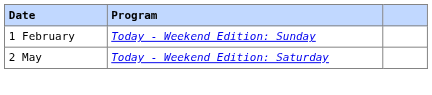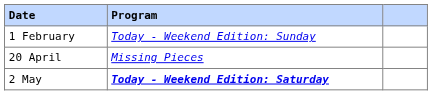+ row: (35, 58)
(220, 58) normal -> (220, 79) bold
